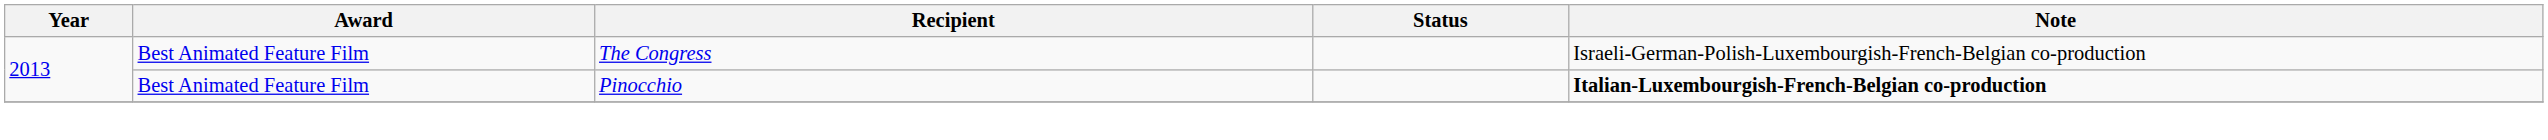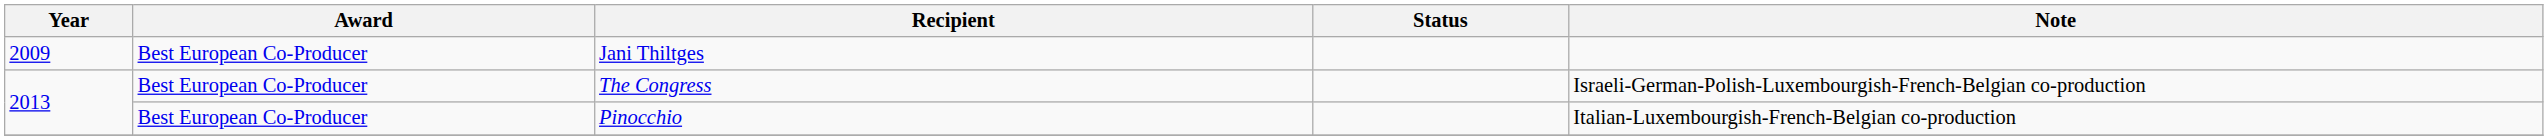+ row: (651, 53)
(253, 53) Best Animated Feature Film -> (252, 85) Best European Co-Producer
(253, 85) Best Animated Feature Film -> (252, 118) Best European Co-Producer
(1810, 85) bold -> (1795, 118) normal
